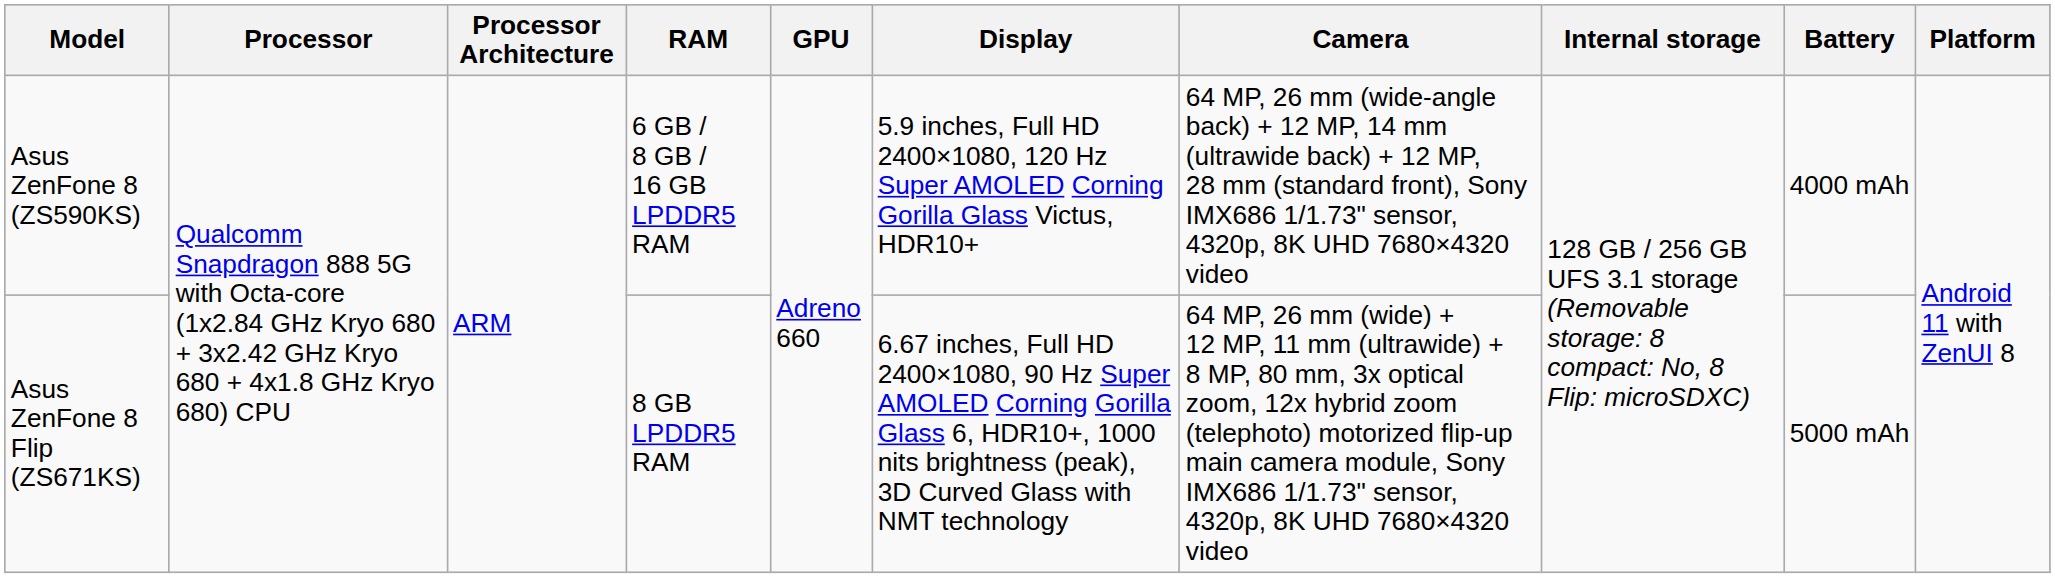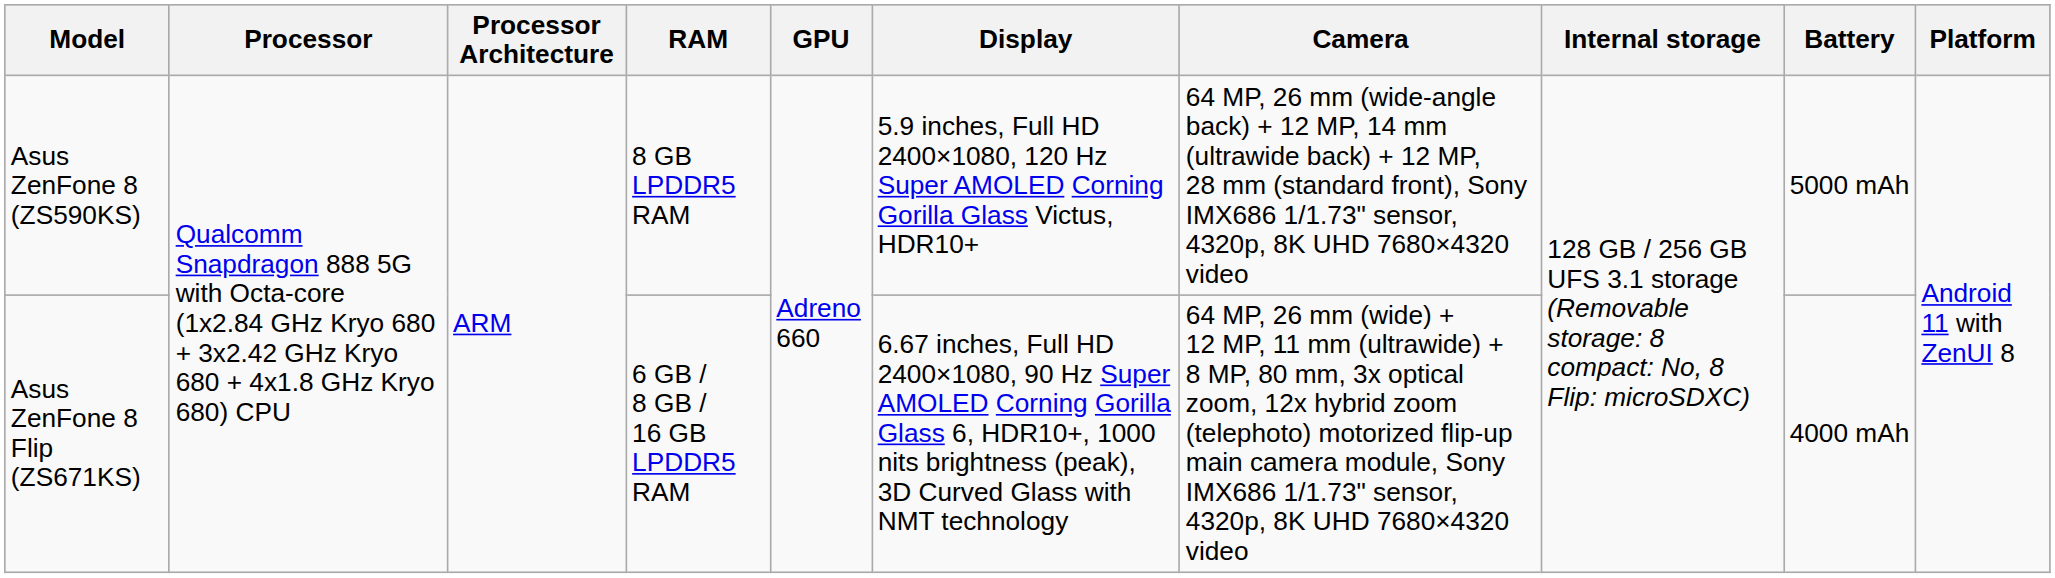(684, 185) 6 GB / 8 GB / 16 GB LPDDR5 RAM -> (684, 185) 8 GB LPDDR5 RAM
(1849, 185) 4000 mAh -> (1849, 185) 5000 mAh
(684, 433) 8 GB LPDDR5 RAM -> (684, 433) 6 GB / 8 GB / 16 GB LPDDR5 RAM
(1849, 433) 5000 mAh -> (1849, 433) 4000 mAh
